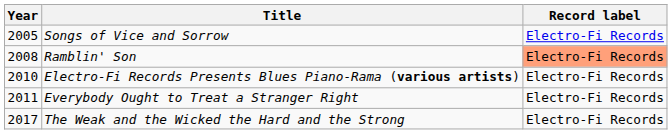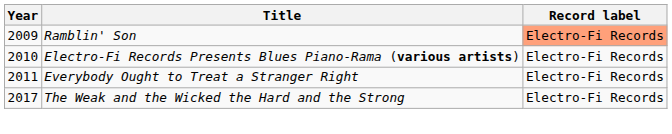- row: (136, 36)
(23, 56) 2008 -> (23, 36) 2009
